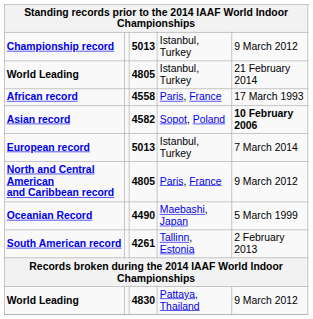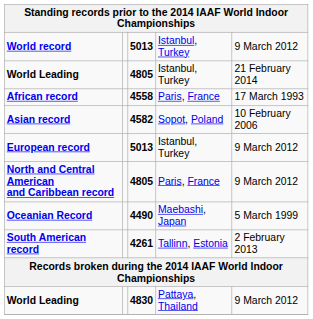+ row: (39, 46)
- row: (60, 46)
(264, 119) bold -> (263, 119) normal
(266, 147) 7 March 2014 -> (266, 147) 9 March 2012
